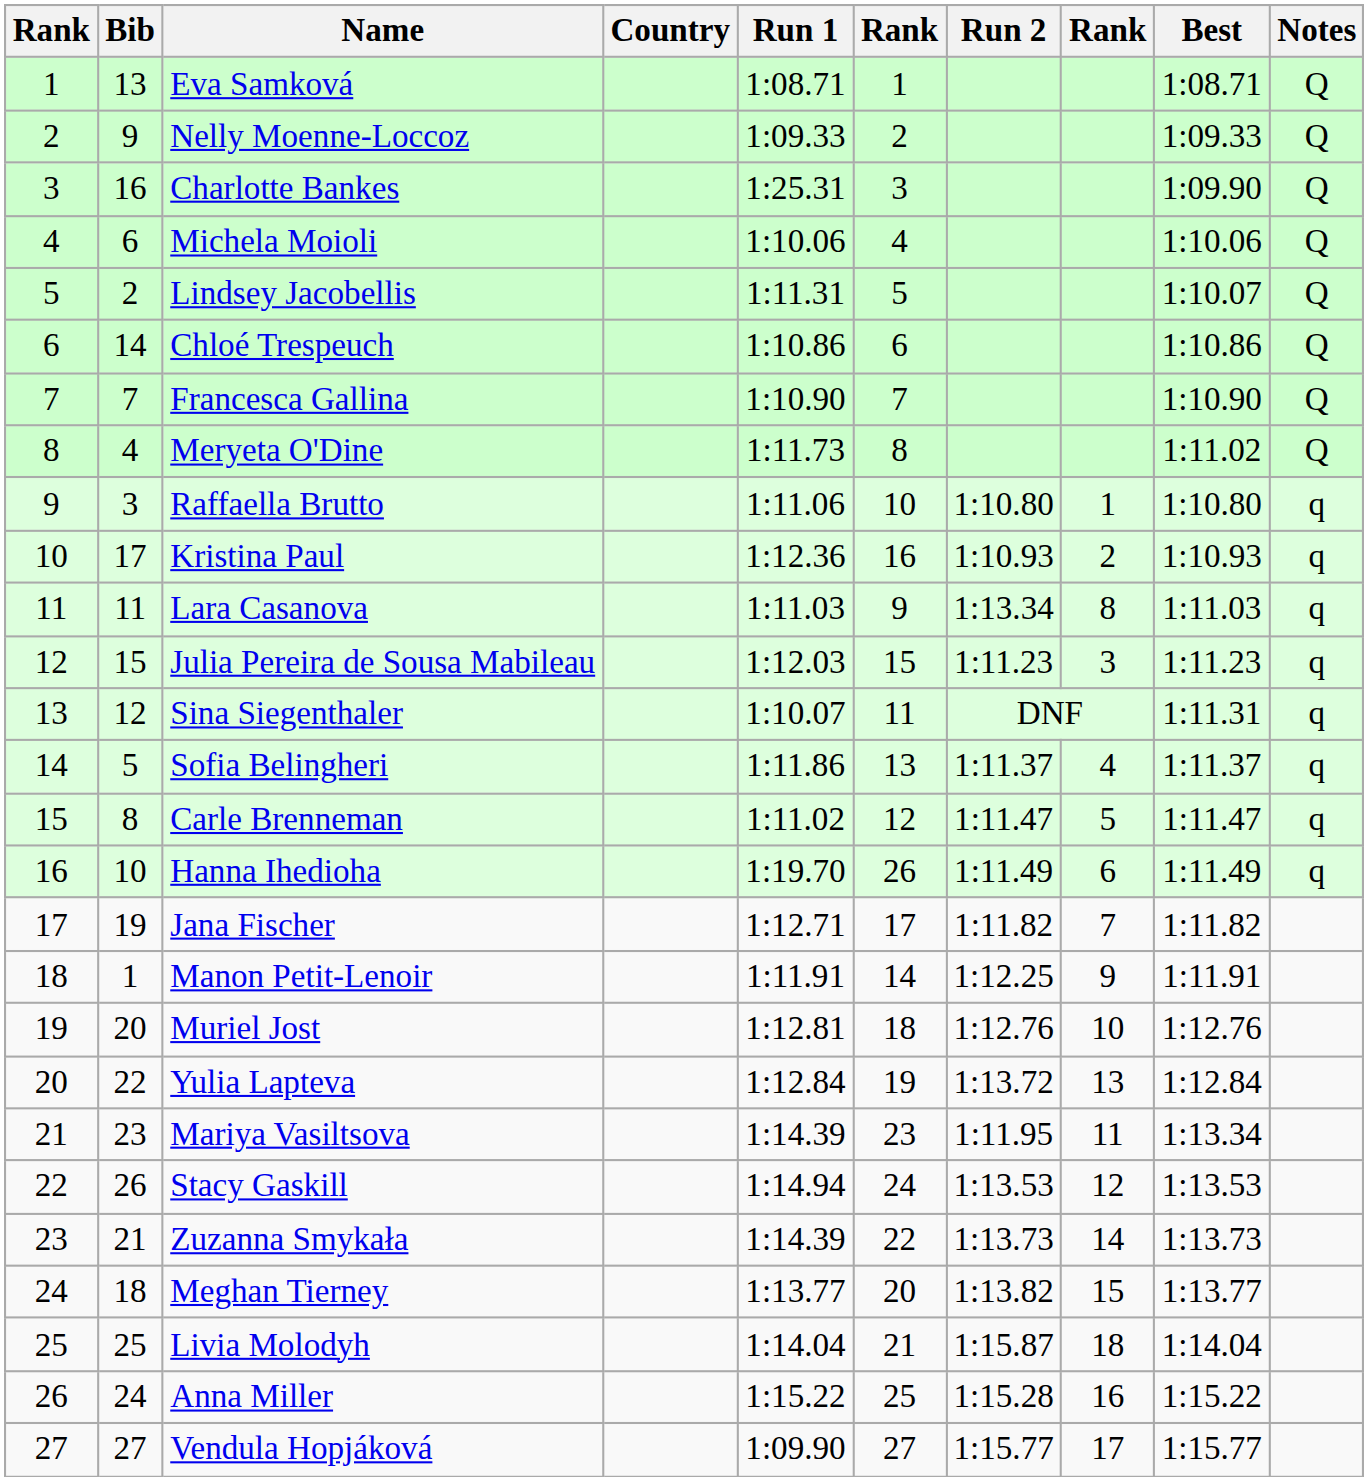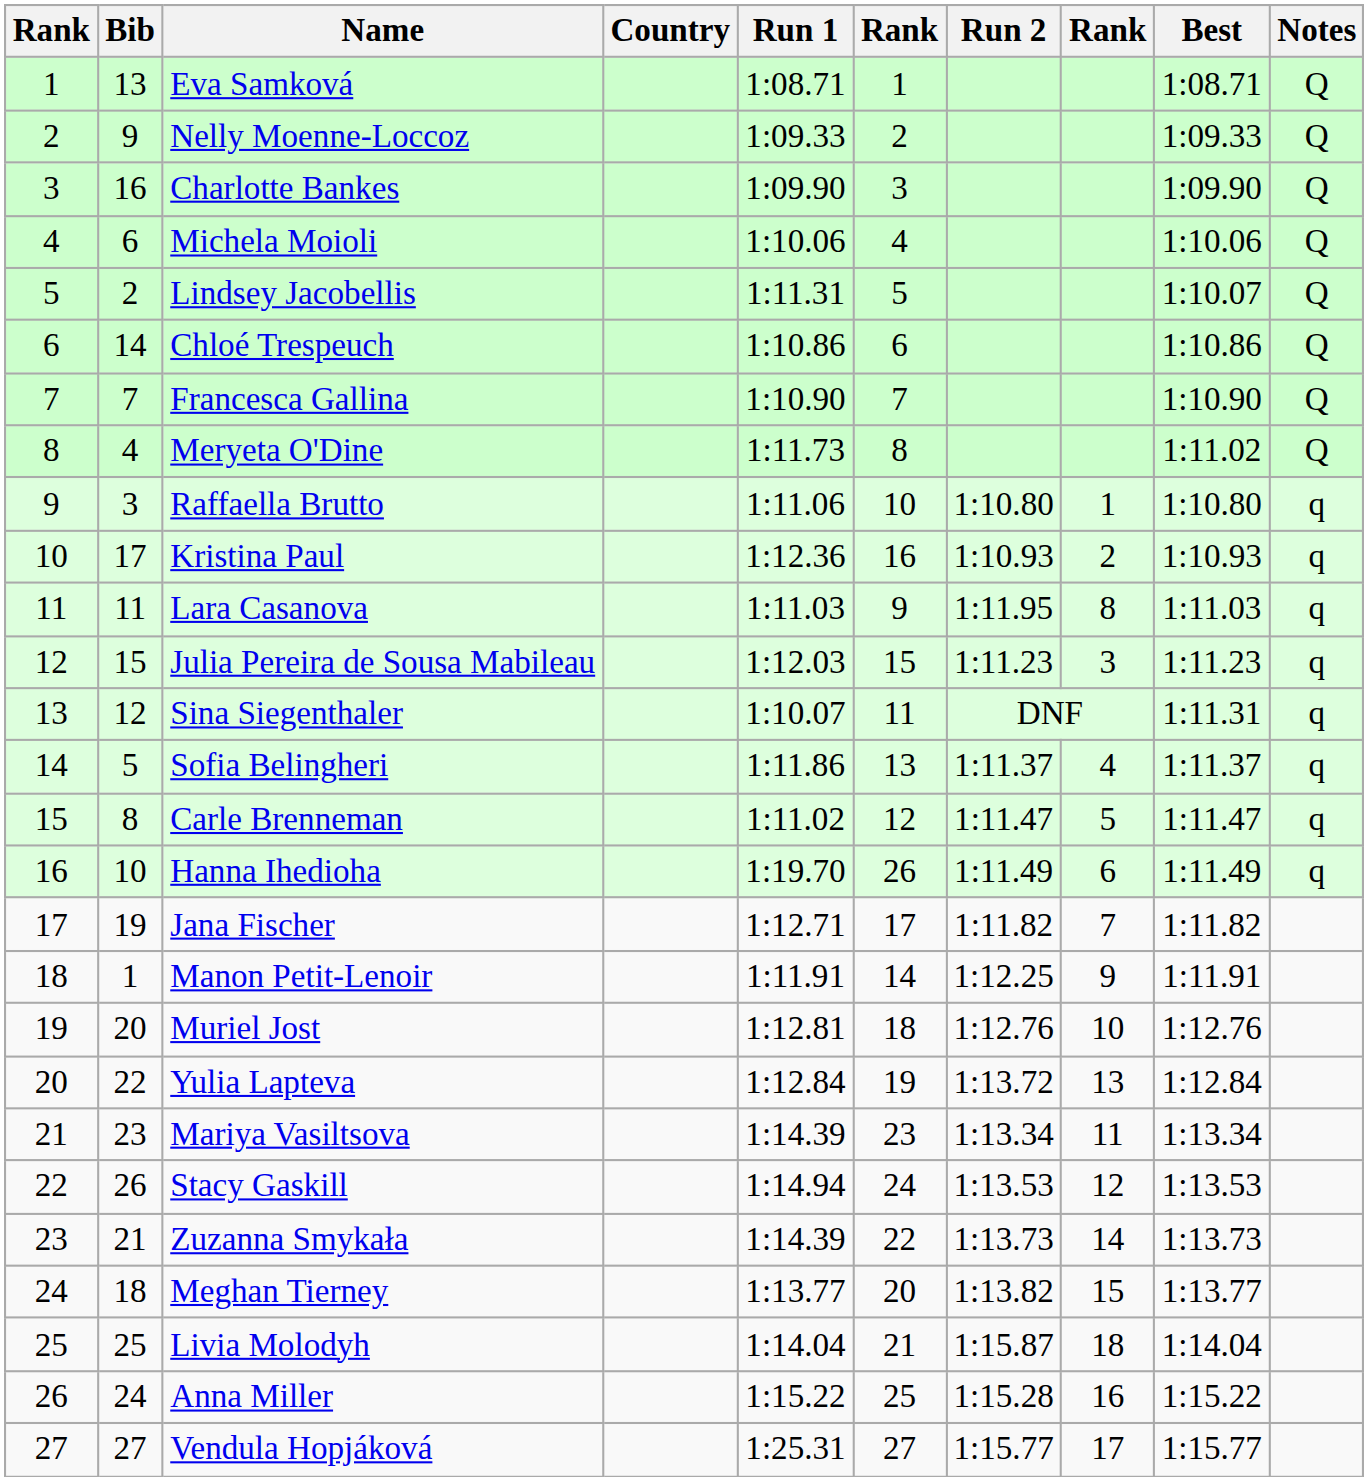(795, 188) 1:25.31 -> (795, 188) 1:09.90
(1004, 608) 1:13.34 -> (1004, 608) 1:11.95
(1004, 1133) 1:11.95 -> (1004, 1133) 1:13.34
(795, 1448) 1:09.90 -> (795, 1448) 1:25.31
